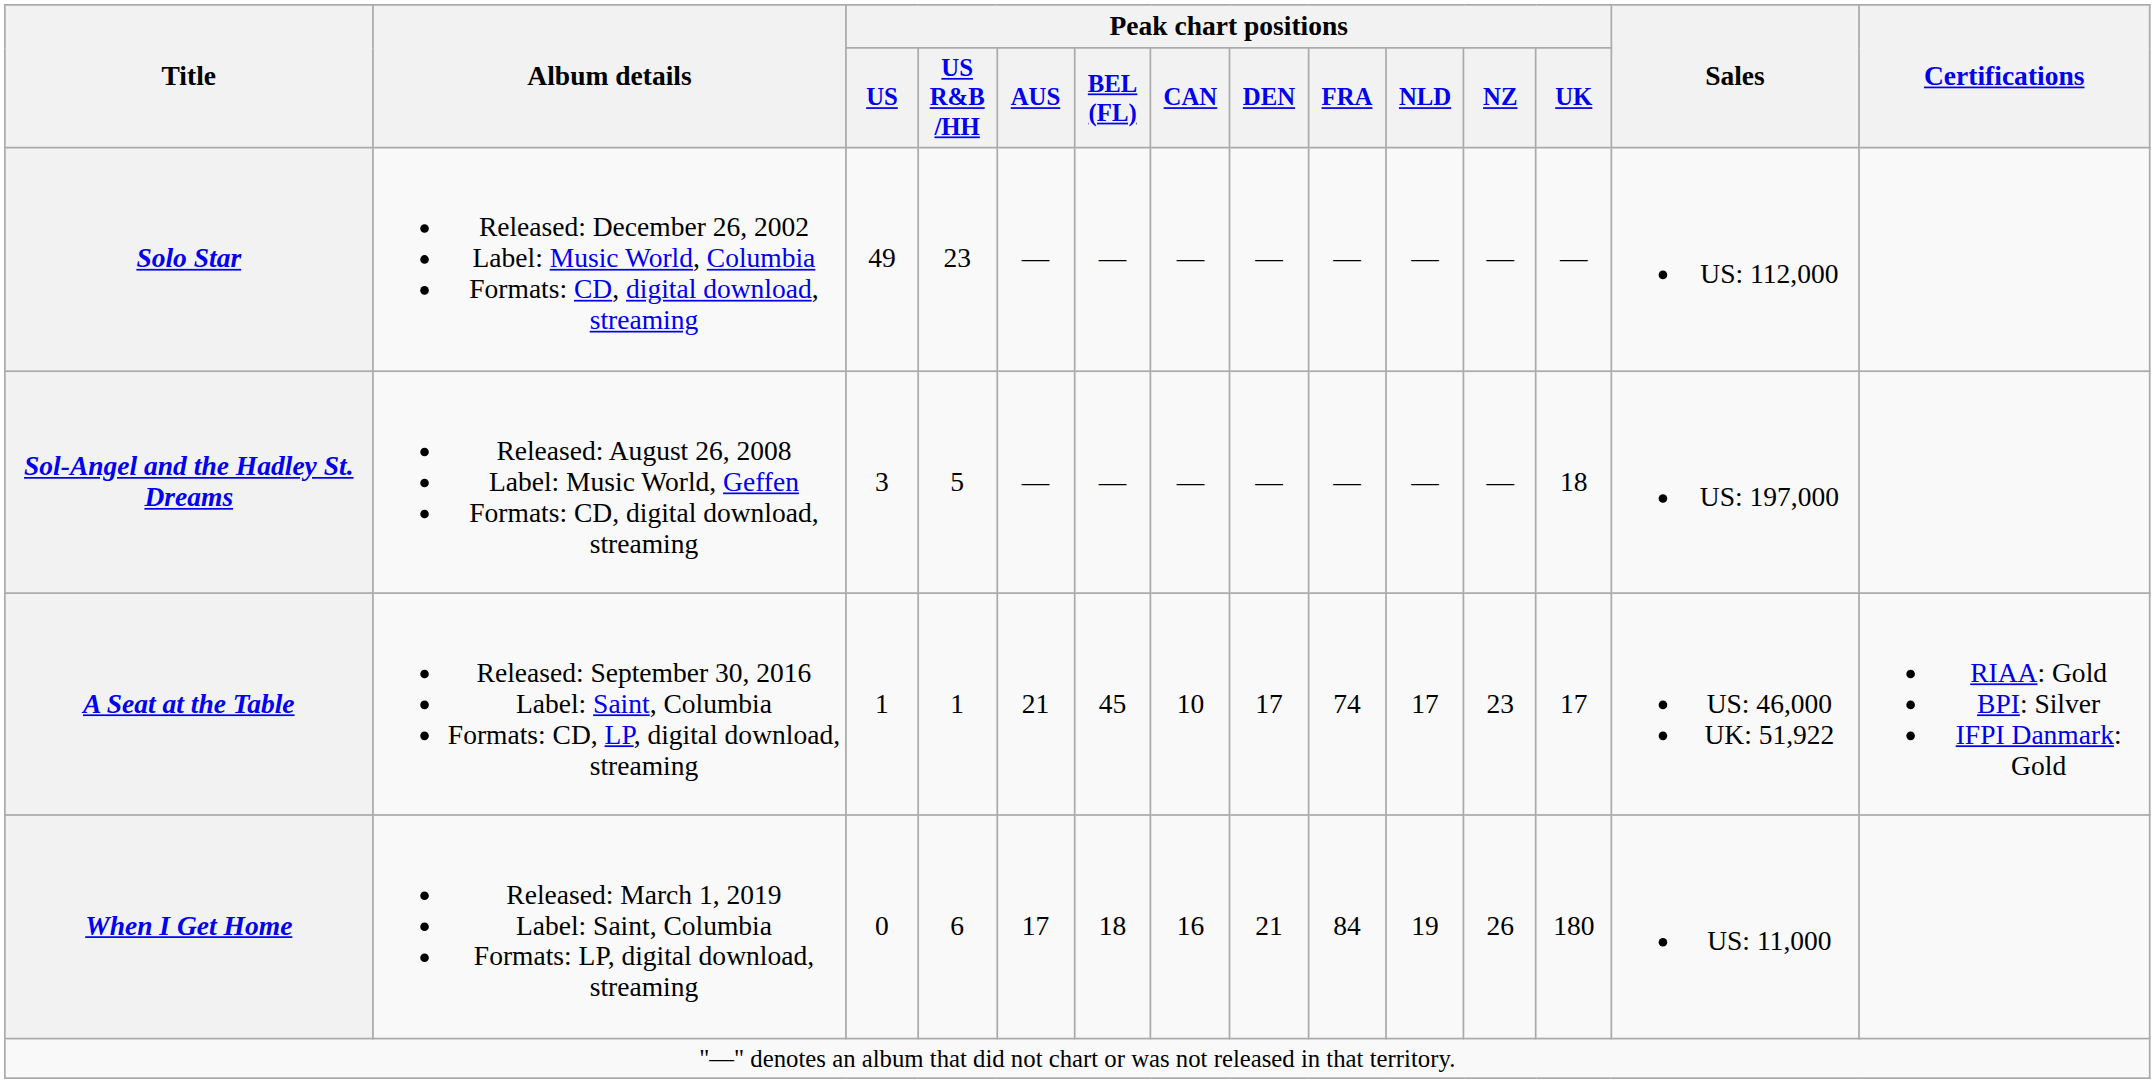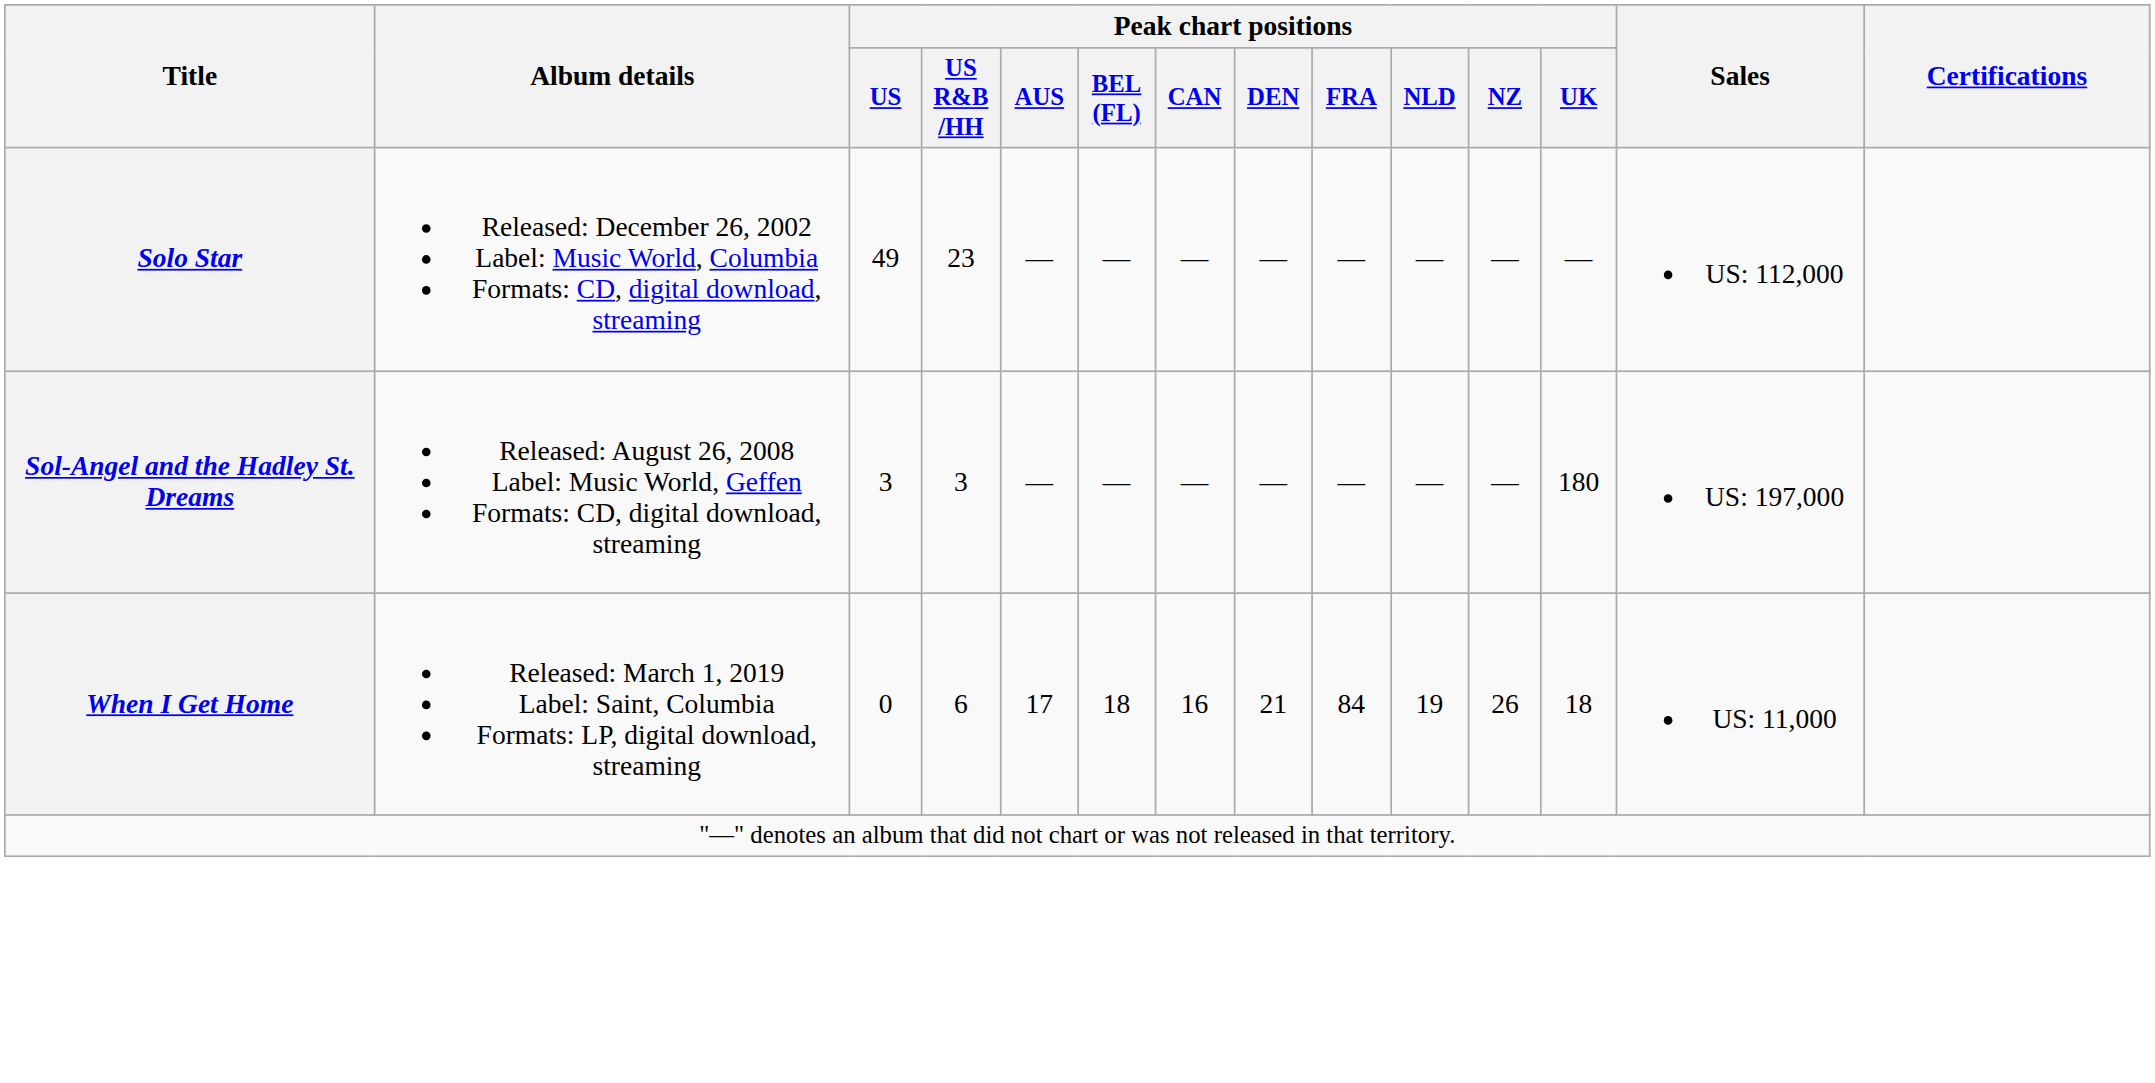(957, 481) 5 -> (961, 481) 3
(1574, 481) 18 -> (1579, 481) 180
- row: (189, 703)
(1574, 926) 180 -> (1579, 703) 18
